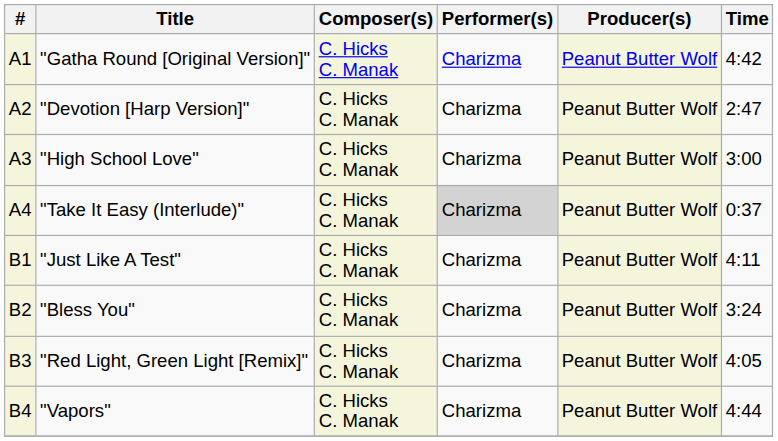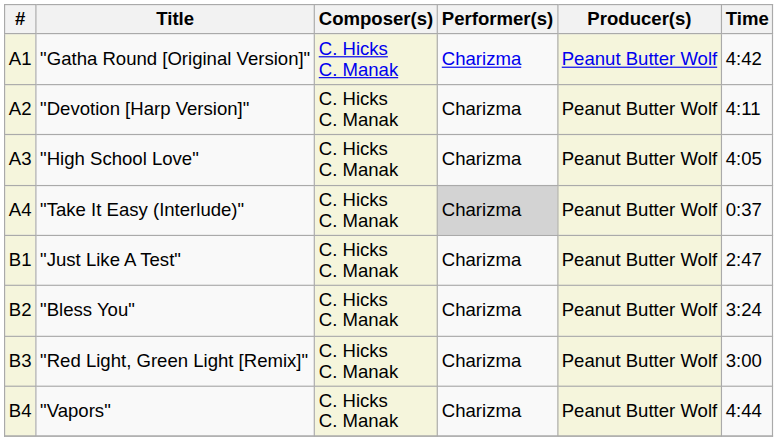(744, 109) 2:47 -> (743, 109) 4:11
(744, 159) 3:00 -> (744, 159) 4:05
(743, 260) 4:11 -> (744, 260) 2:47
(744, 360) 4:05 -> (744, 360) 3:00
